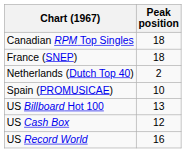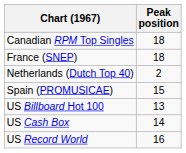(159, 90) 10 -> (159, 90) 15
(159, 123) 12 -> (159, 123) 14
